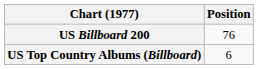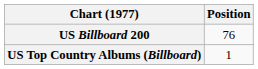(229, 54) 6 -> (229, 54) 1
